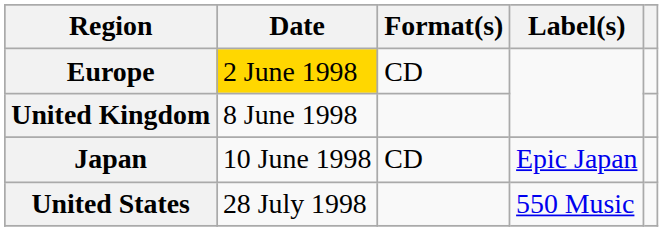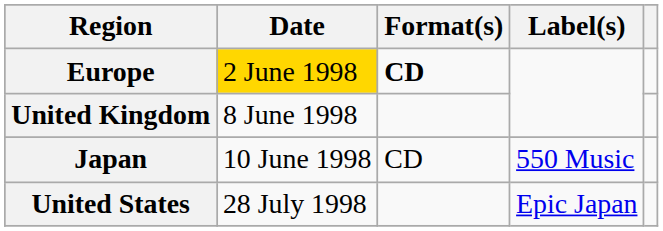(404, 70) normal -> (404, 70) bold
(577, 159) Epic Japan -> (575, 159) 550 Music
(575, 203) 550 Music -> (577, 203) Epic Japan
